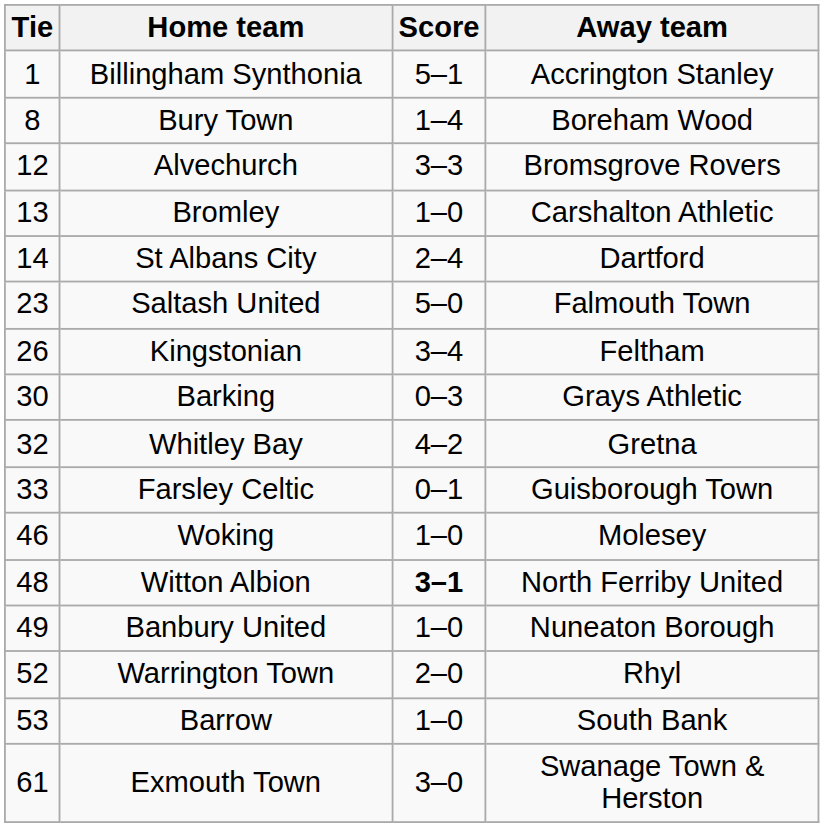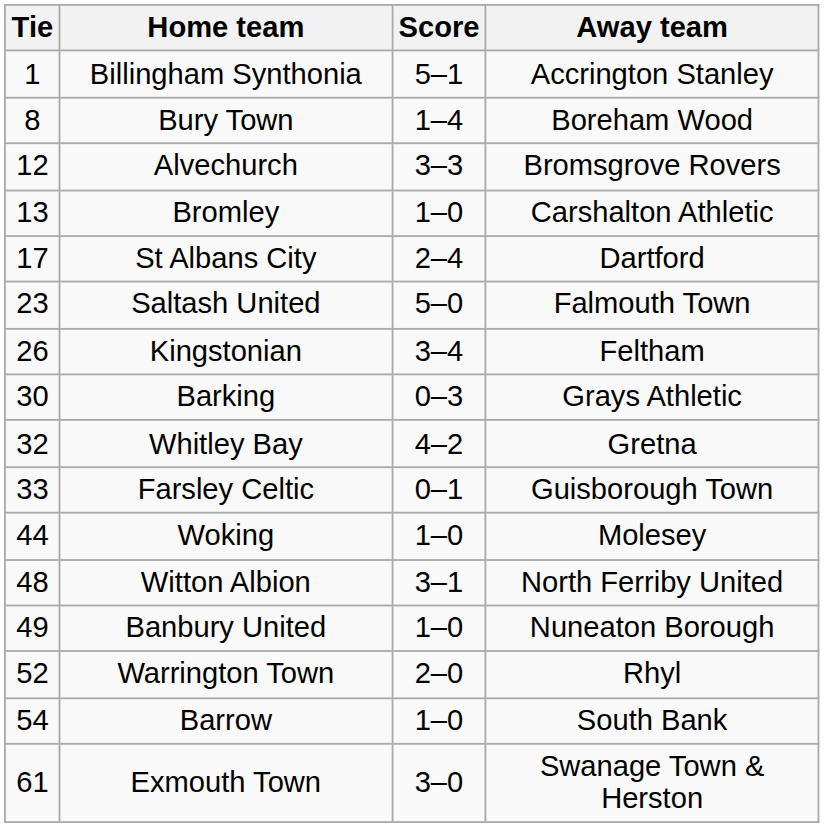(32, 258) 14 -> (32, 258) 17
(32, 535) 46 -> (32, 535) 44
(439, 581) bold -> (439, 581) normal
(32, 720) 53 -> (32, 720) 54
